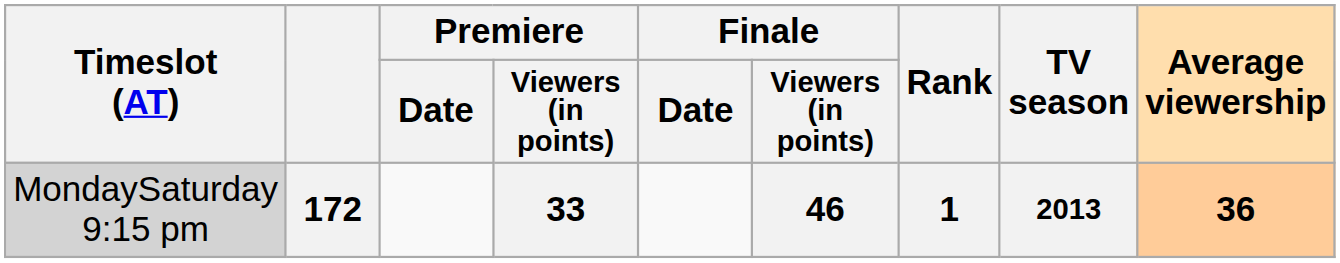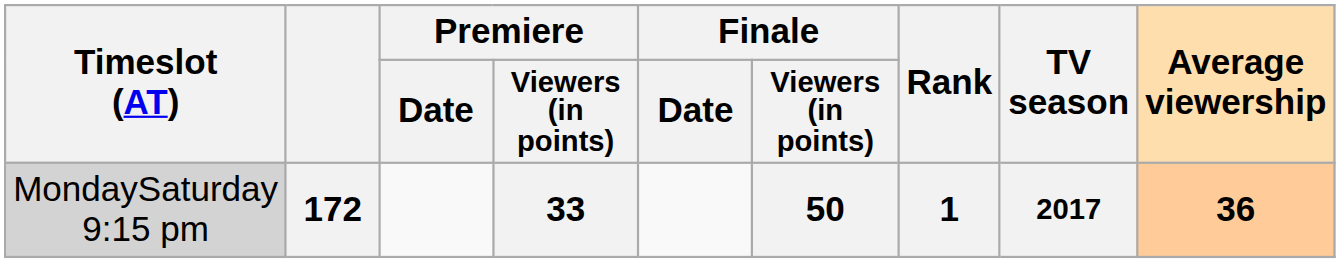(825, 208) 46 -> (825, 208) 50
(1069, 210) 2013 -> (1069, 210) 2017
